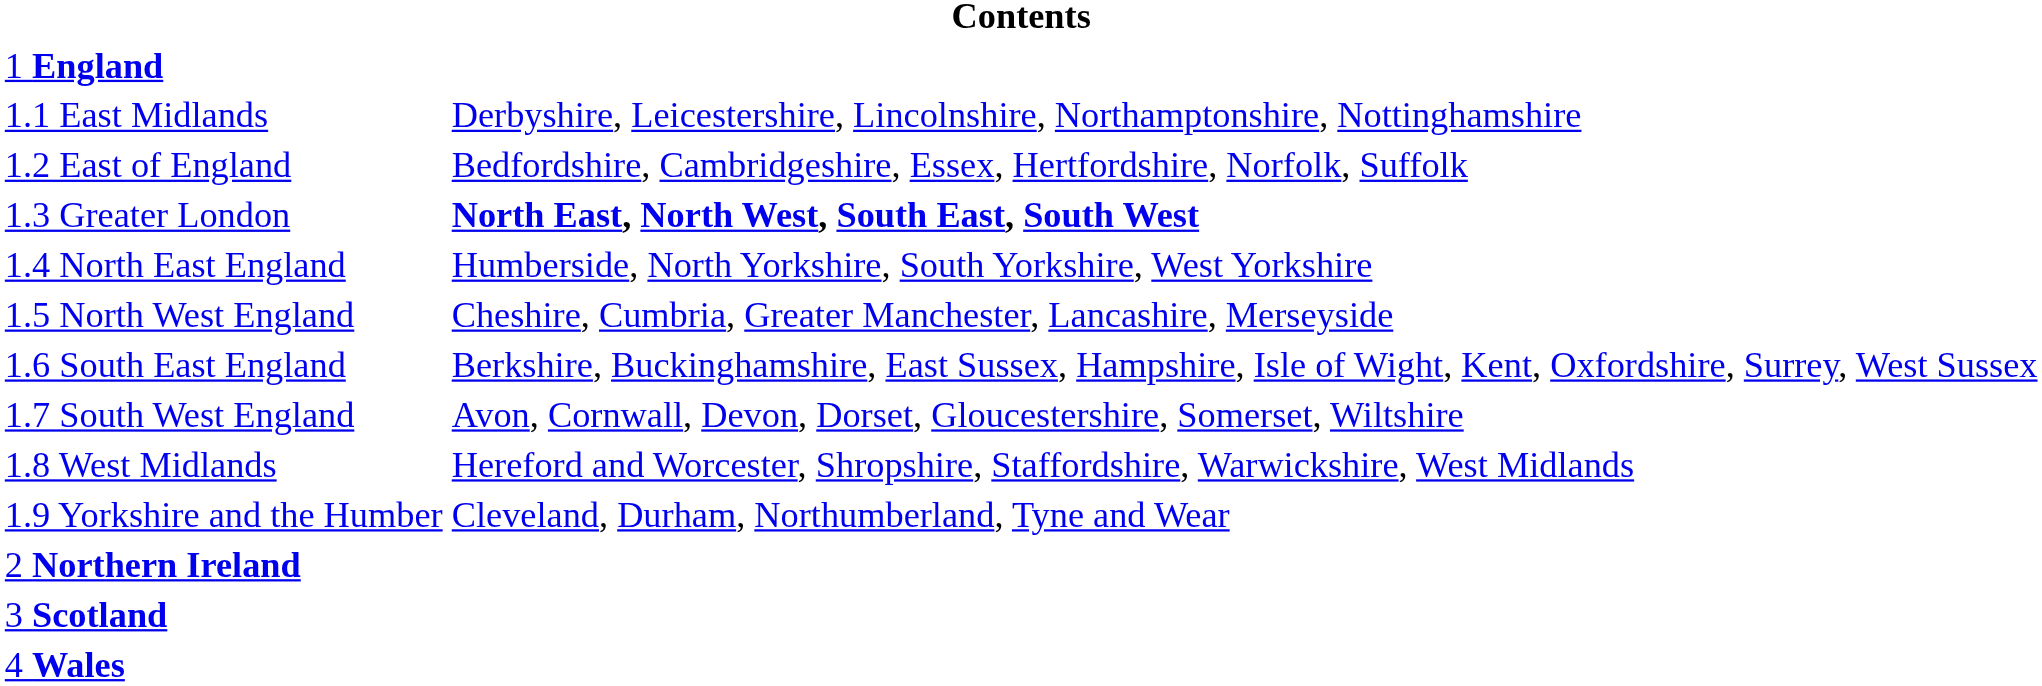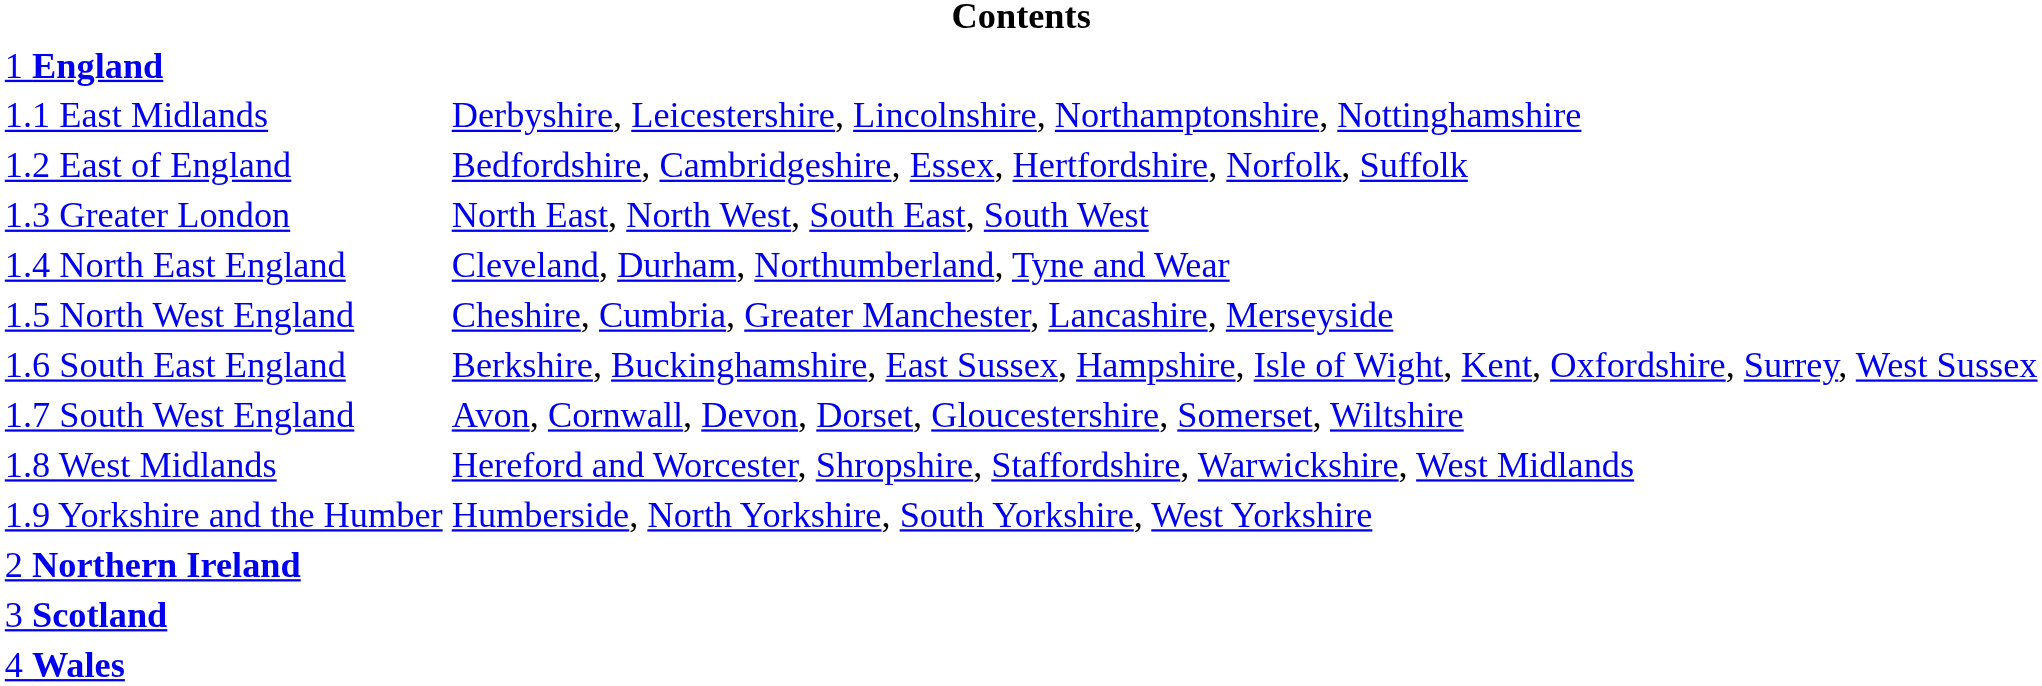(825, 215) bold -> (800, 215) normal
(912, 265) Humberside, North Yorkshire, South Yorkshire, West Yorkshire -> (841, 265) Cleveland, Durham, Northumberland, Tyne and Wear
(841, 515) Cleveland, Durham, Northumberland, Tyne and Wear -> (912, 515) Humberside, North Yorkshire, South Yorkshire, West Yorkshire
